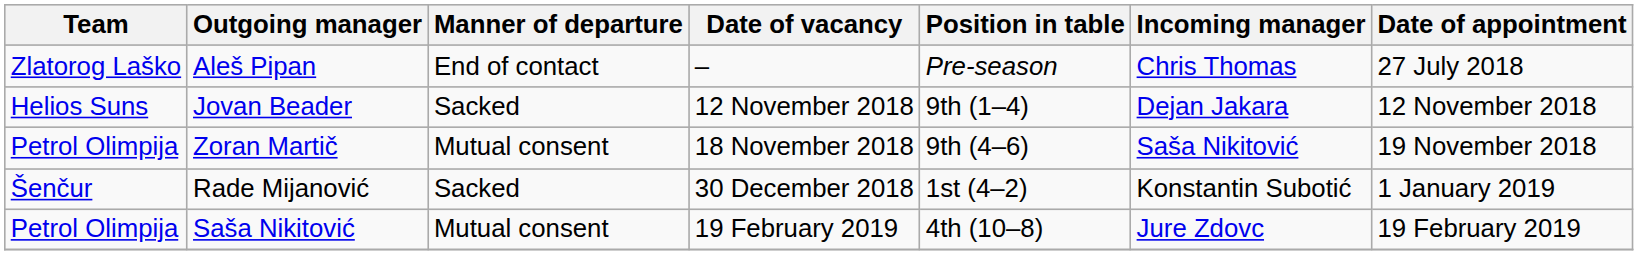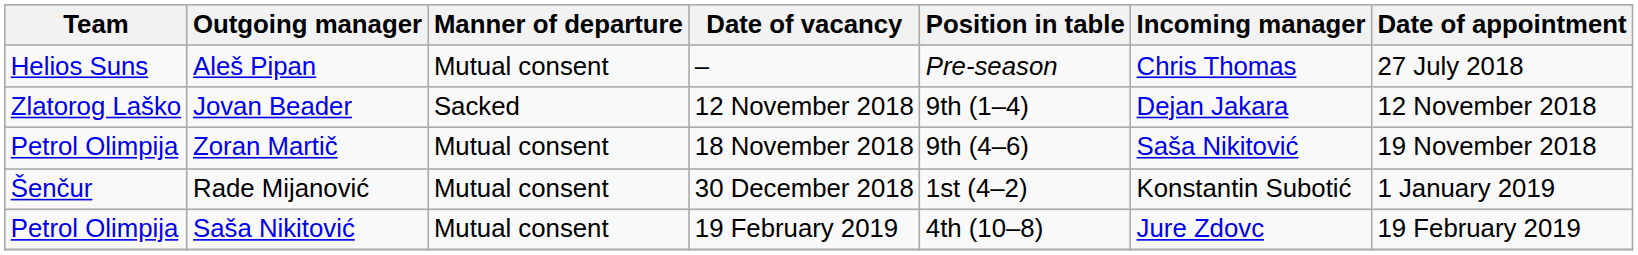(96, 65) Zlatorog Laško -> (79, 65) Helios Suns
(516, 65) End of contact -> (521, 65) Mutual consent
(79, 106) Helios Suns -> (96, 106) Zlatorog Laško
(477, 188) Sacked -> (521, 188) Mutual consent
